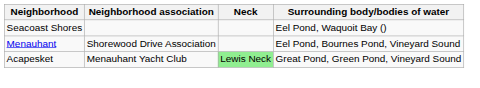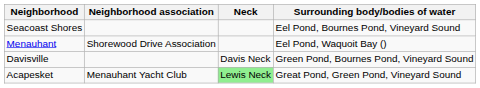(331, 28) Eel Pond, Waquoit Bay () -> (368, 28) Eel Pond, Bournes Pond, Vineyard Sound
(368, 43) Eel Pond, Bournes Pond, Vineyard Sound -> (331, 43) Eel Pond, Waquoit Bay ()
+ row: (28, 59)
